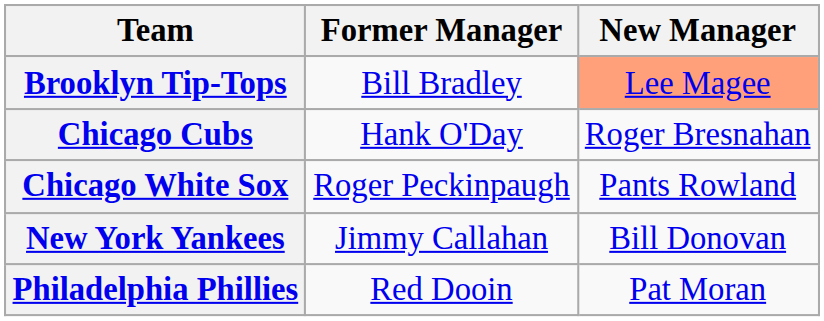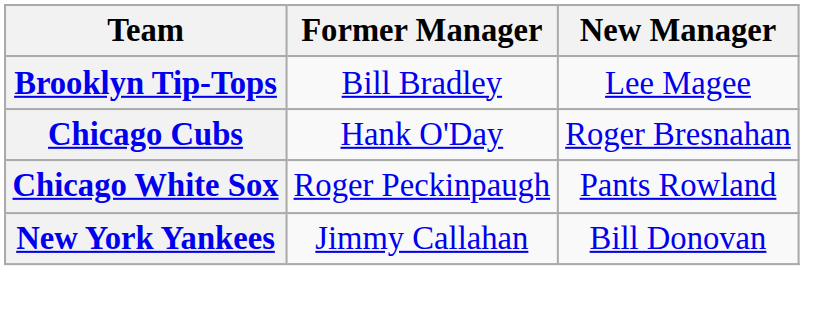(698, 82) lightsalmon background -> (678, 82) no background
- row: (155, 289)
